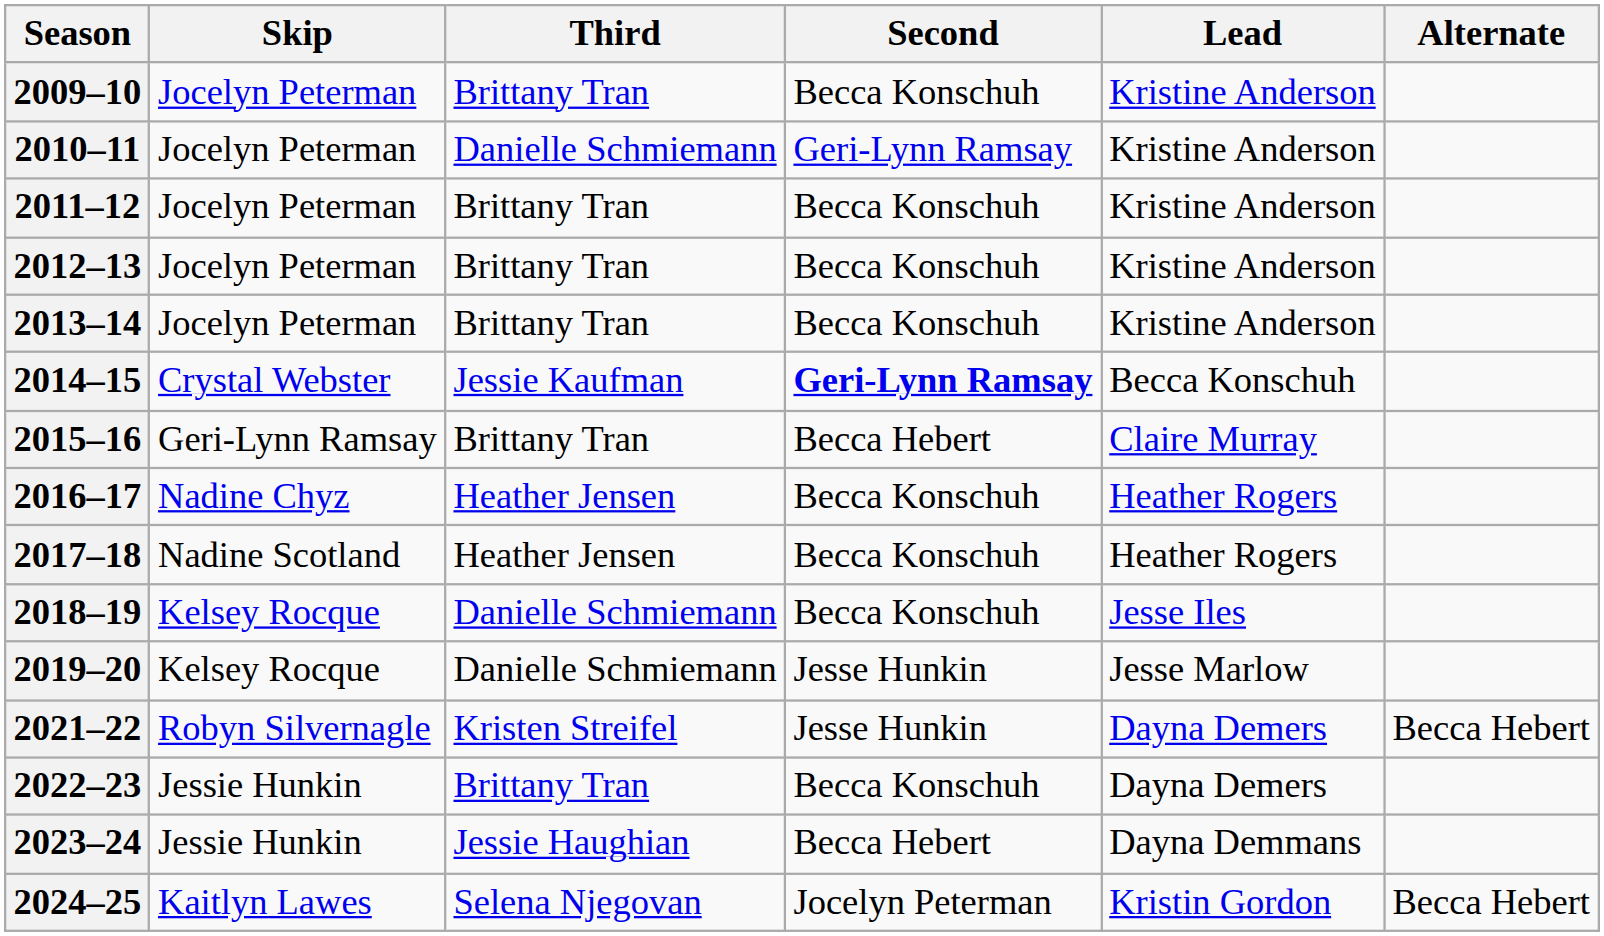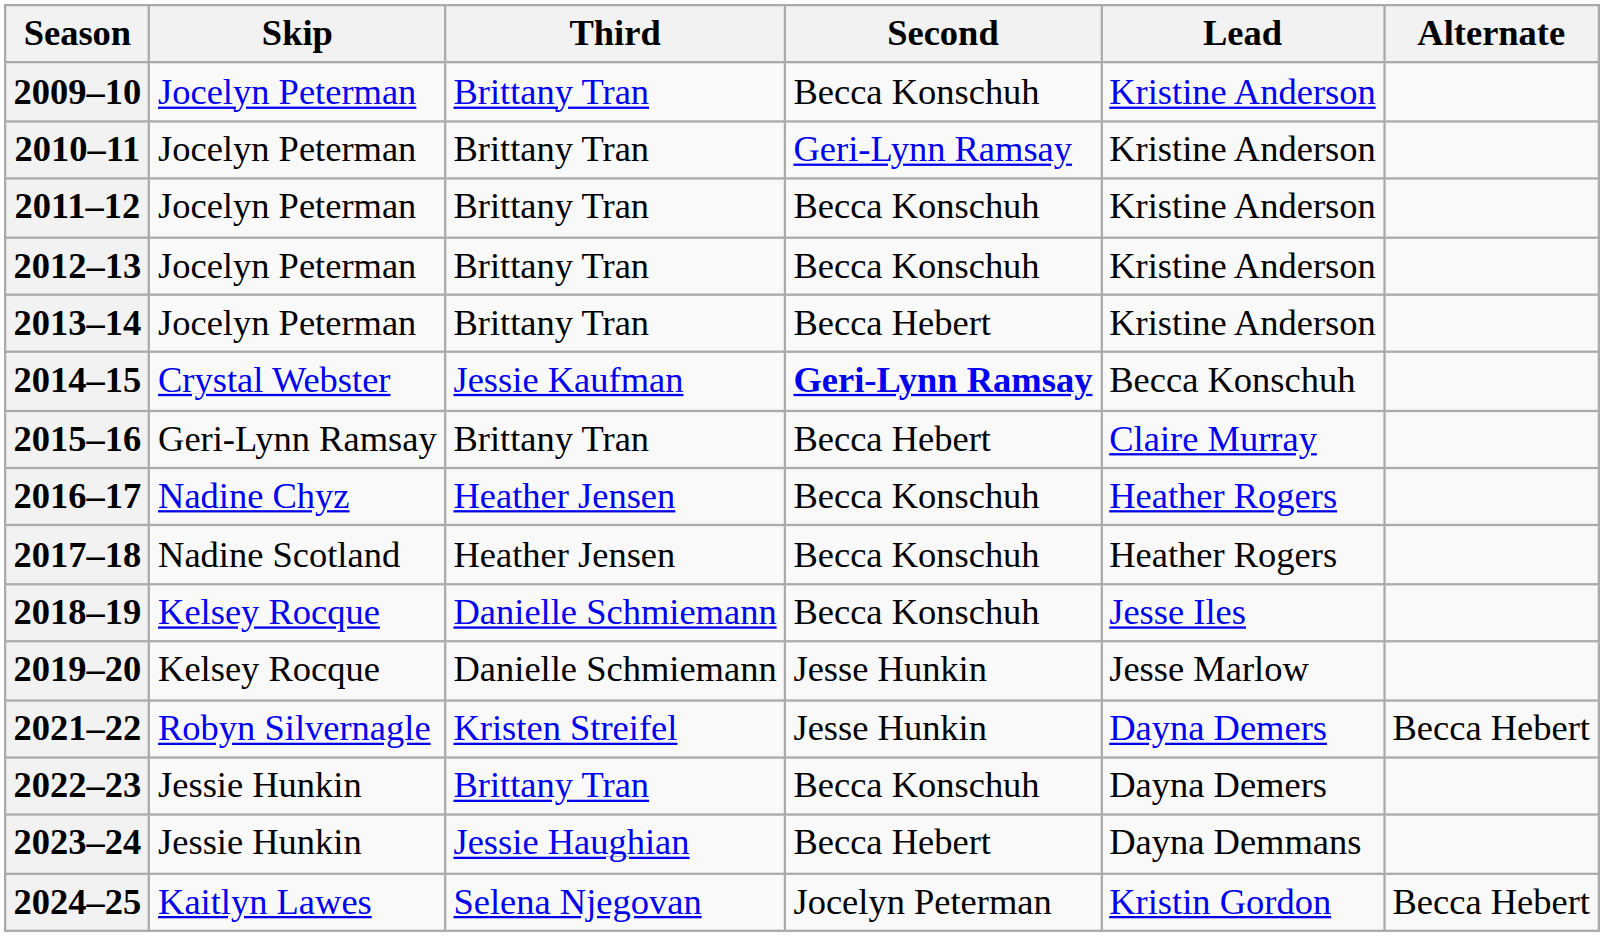(615, 149) Danielle Schmiemann -> (551, 149) Brittany Tran
(917, 322) Becca Konschuh -> (892, 322) Becca Hebert
